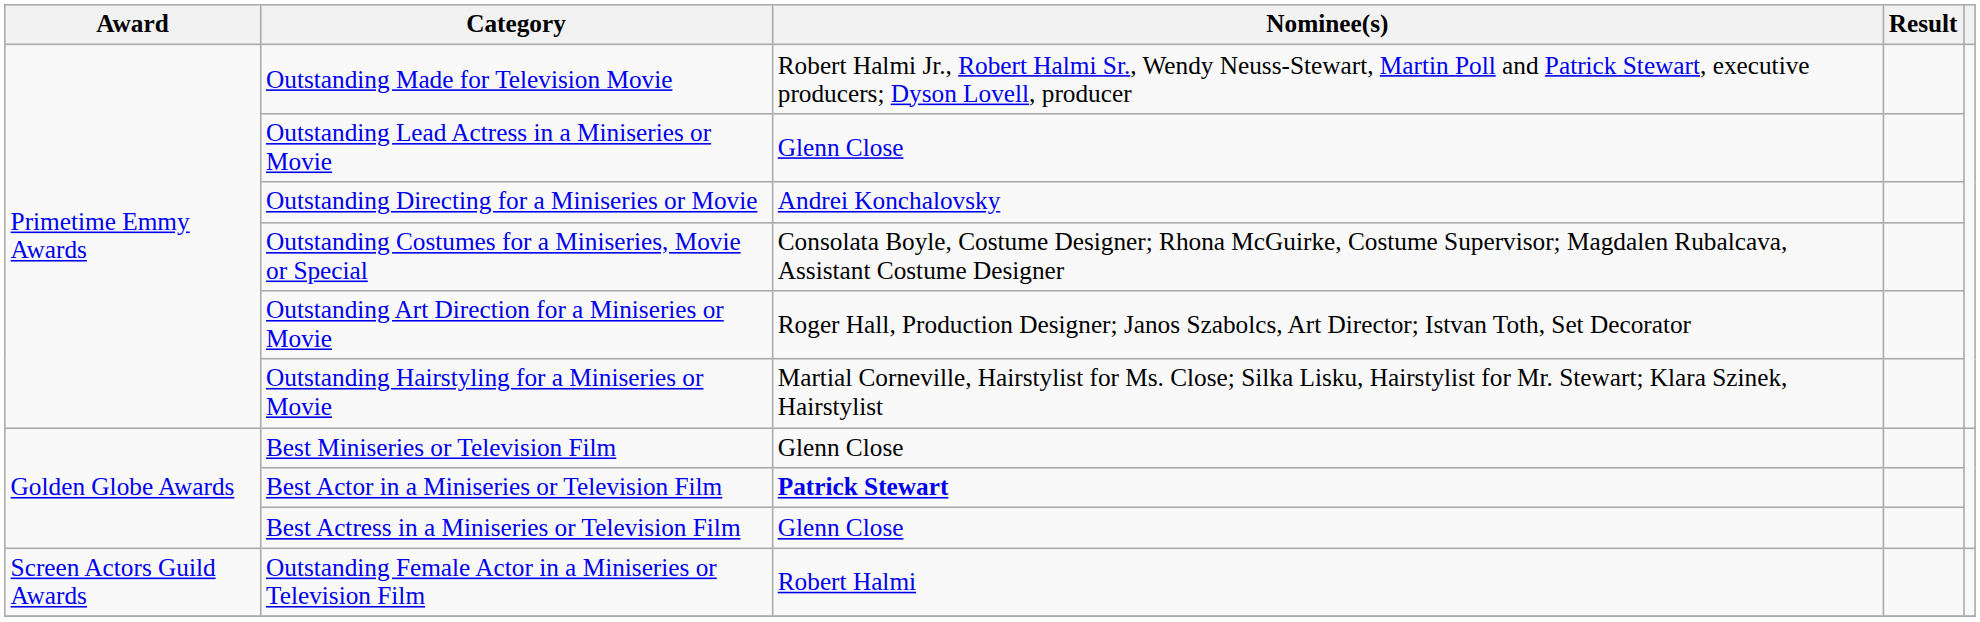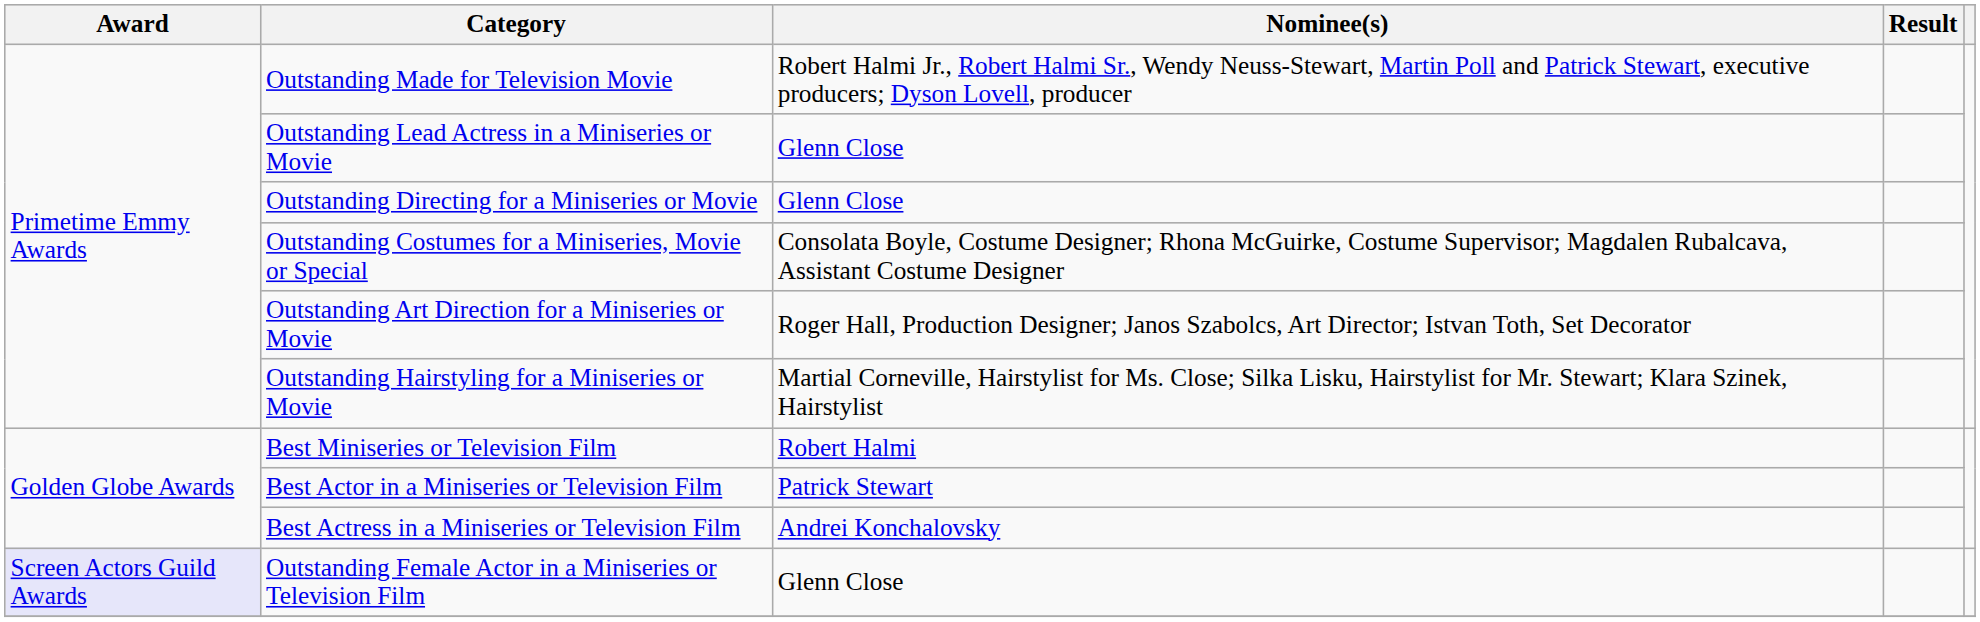(889, 201) Andrei Konchalovsky -> (841, 201) Glenn Close
(841, 447) Glenn Close -> (847, 447) Robert Halmi
(863, 487) bold -> (855, 487) normal
(841, 527) Glenn Close -> (889, 527) Andrei Konchalovsky
(113, 581) no background -> (113, 581) lavender background
(847, 581) Robert Halmi -> (841, 581) Glenn Close
